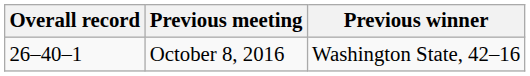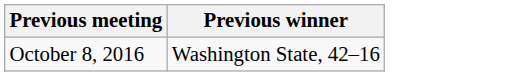- column: (75, 20)
